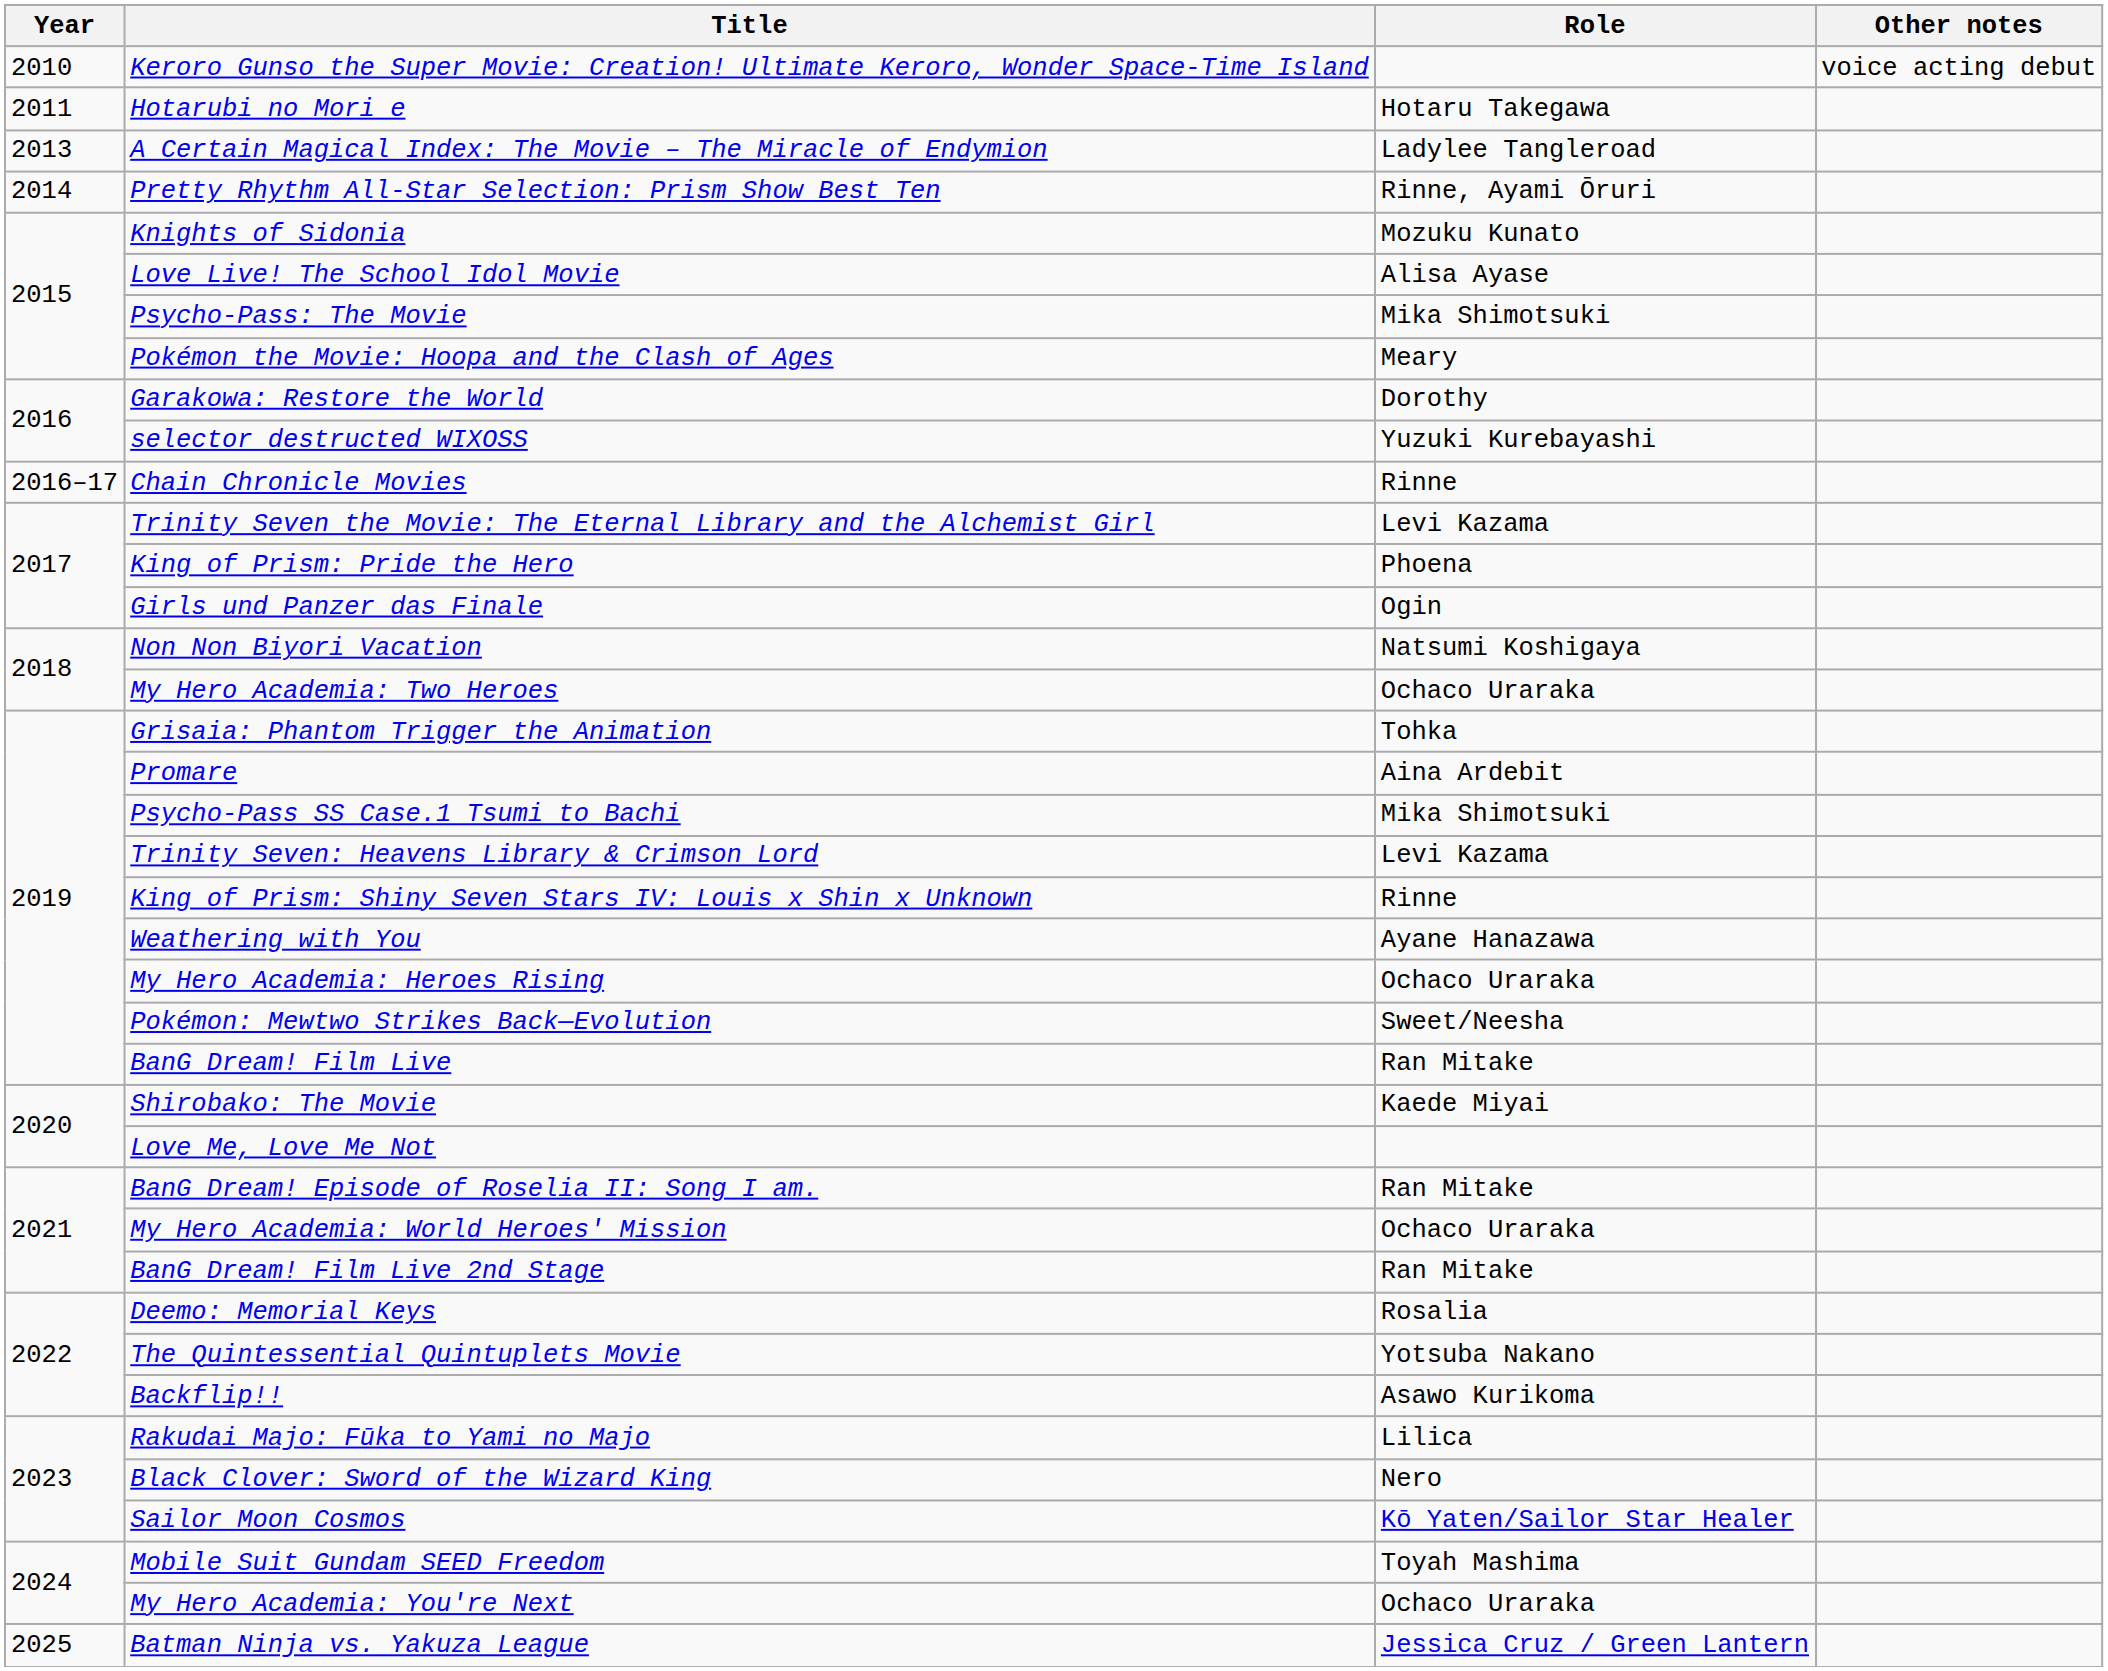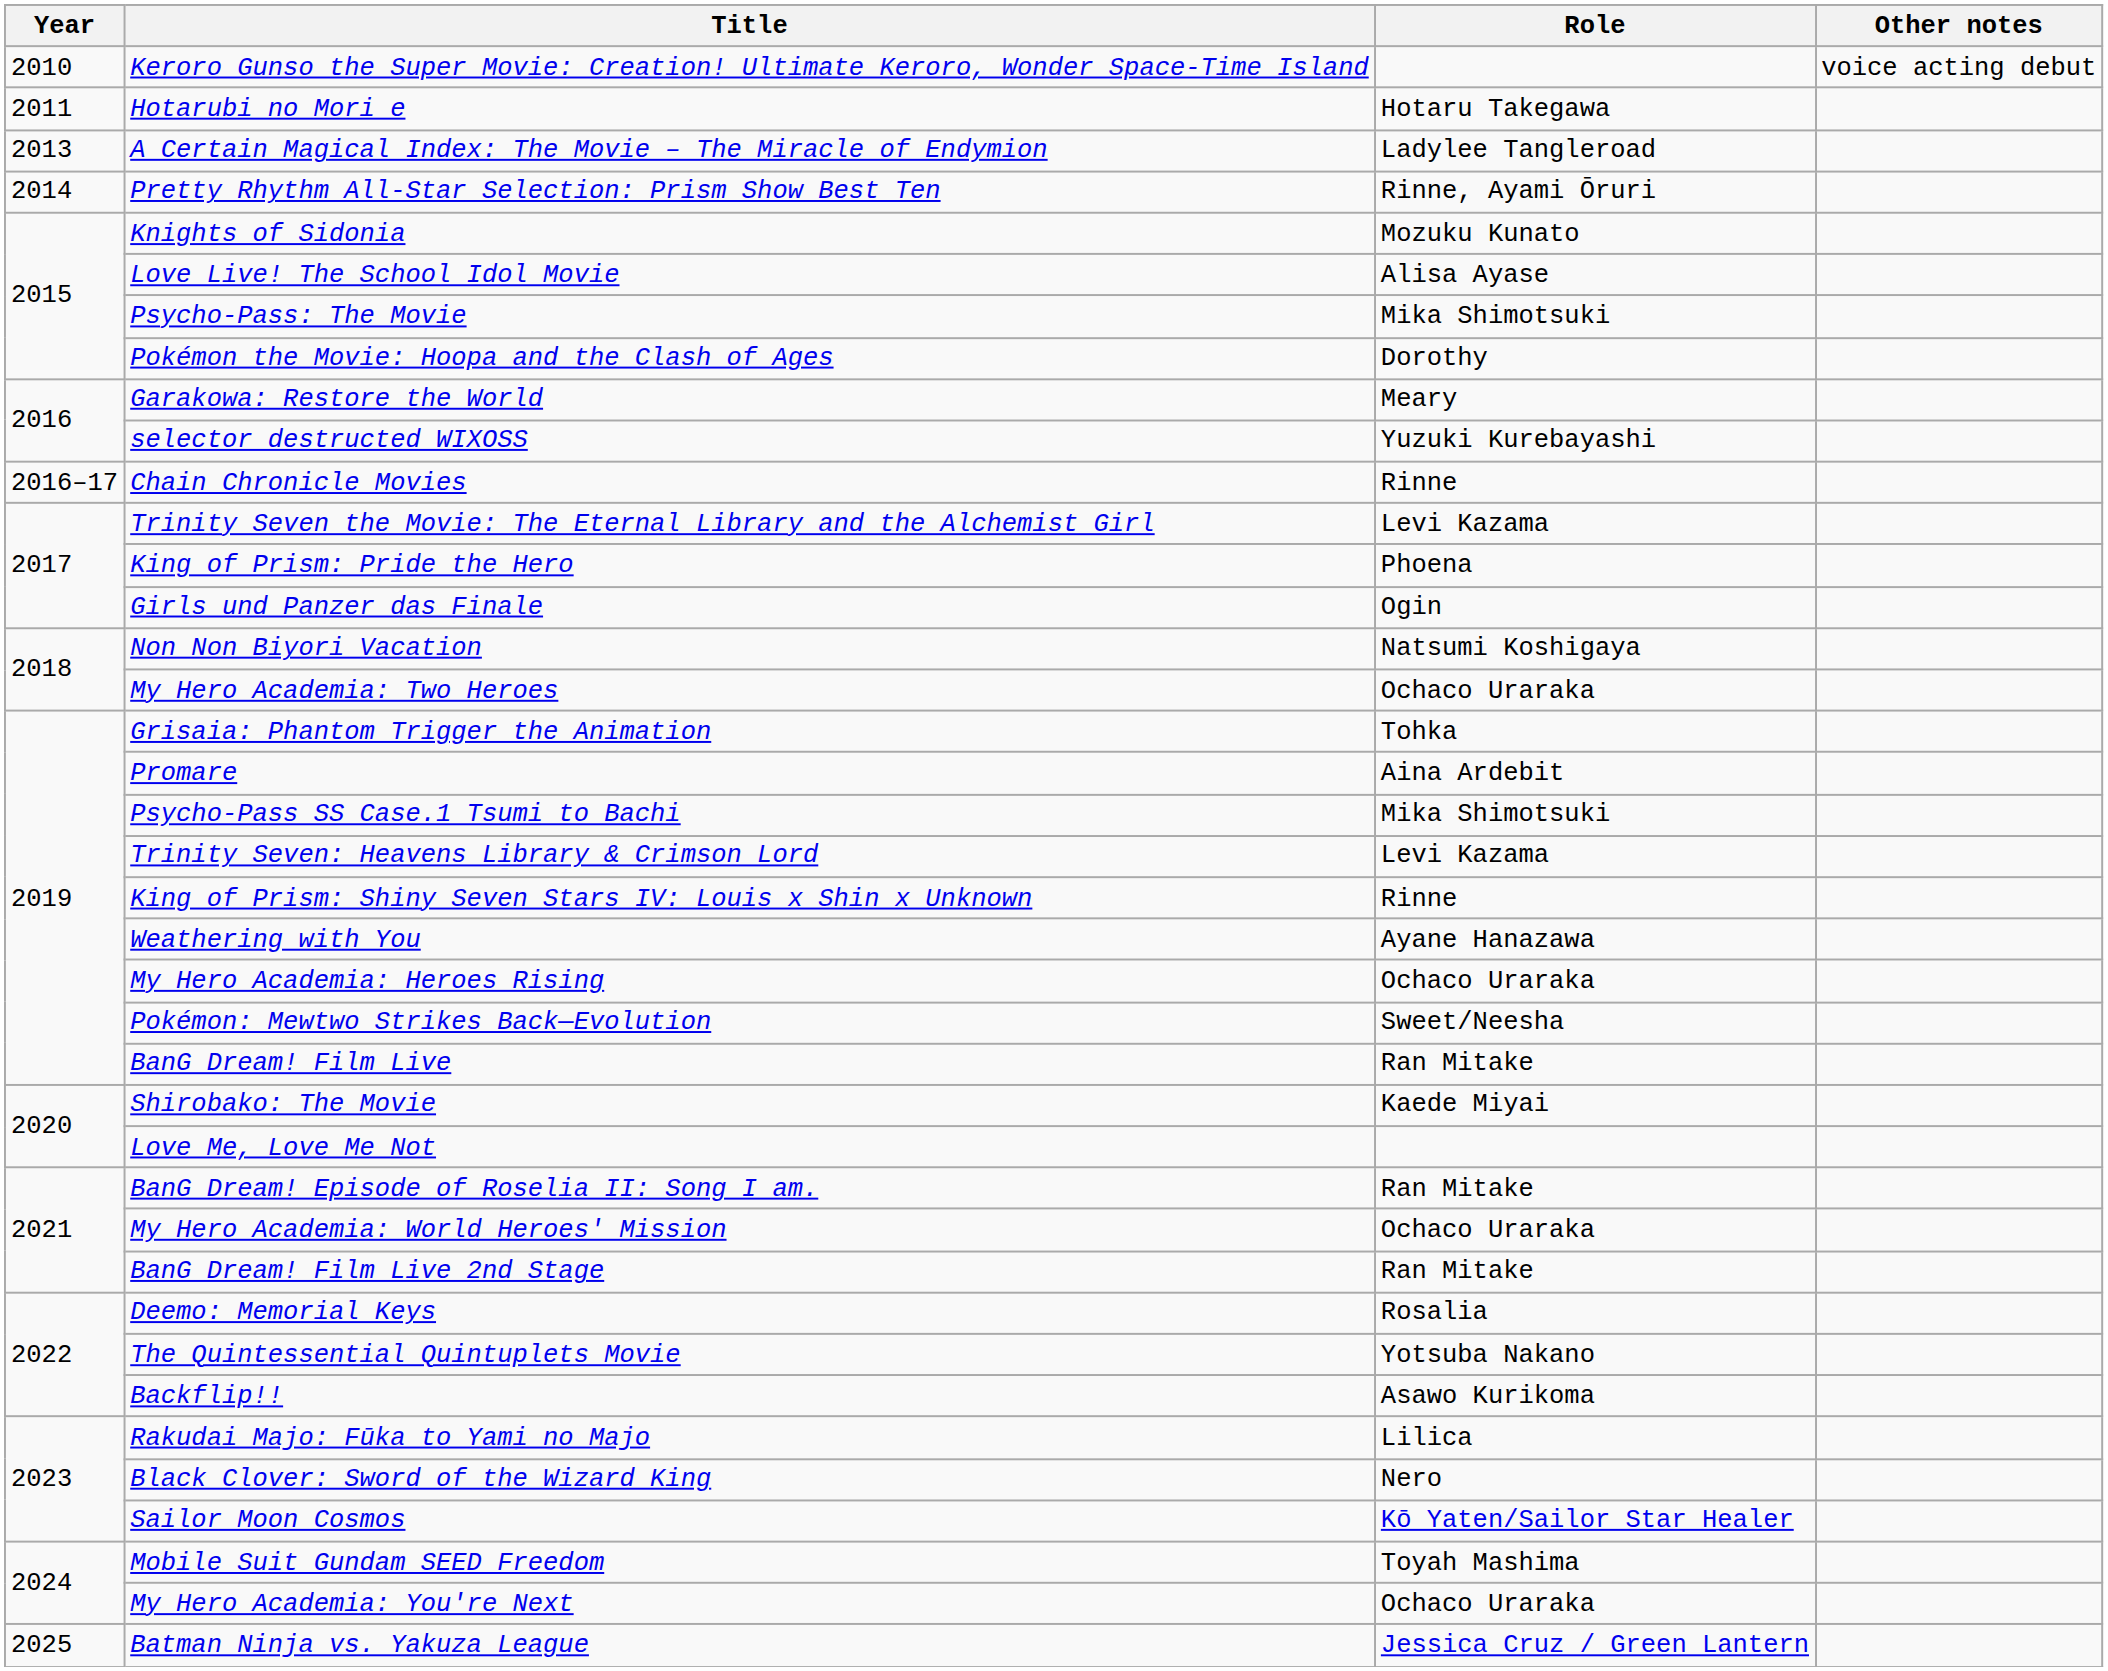(1419, 358) Meary -> (1434, 358) Dorothy
(1434, 399) Dorothy -> (1419, 399) Meary
